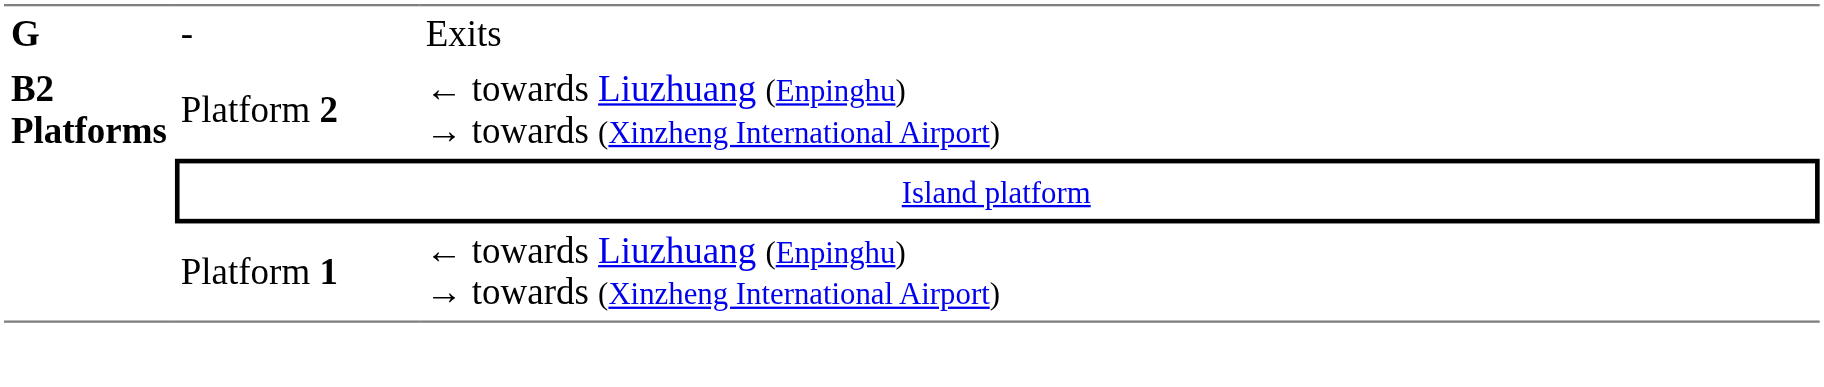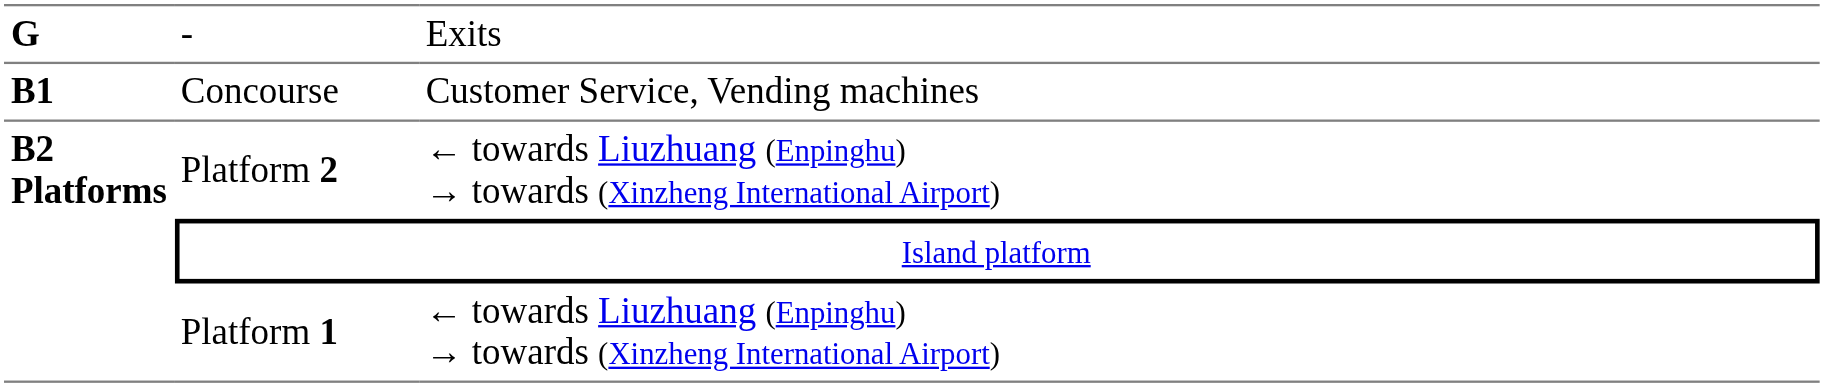+ row: (260, 91)
